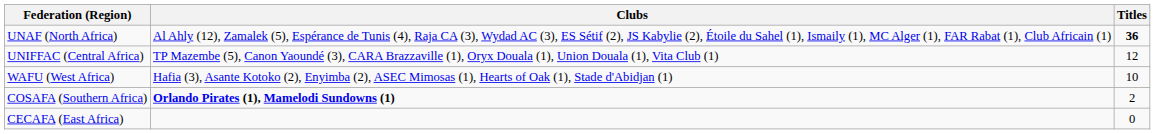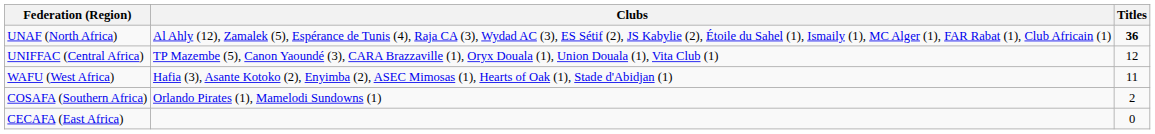(1132, 77) 10 -> (1132, 77) 11
(274, 98) bold -> (267, 98) normal
